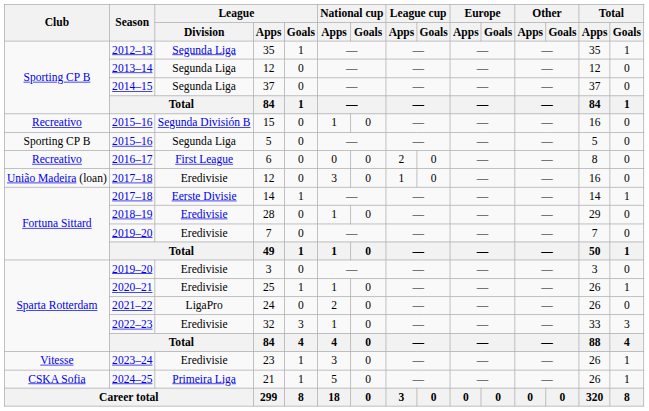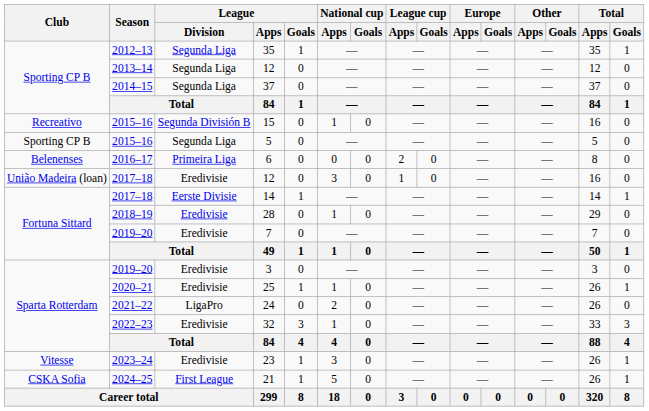(57, 159) Recreativo -> (57, 159) Belenenses
(204, 159) First League -> (204, 159) Primeira Liga
(204, 379) Primeira Liga -> (204, 379) First League
